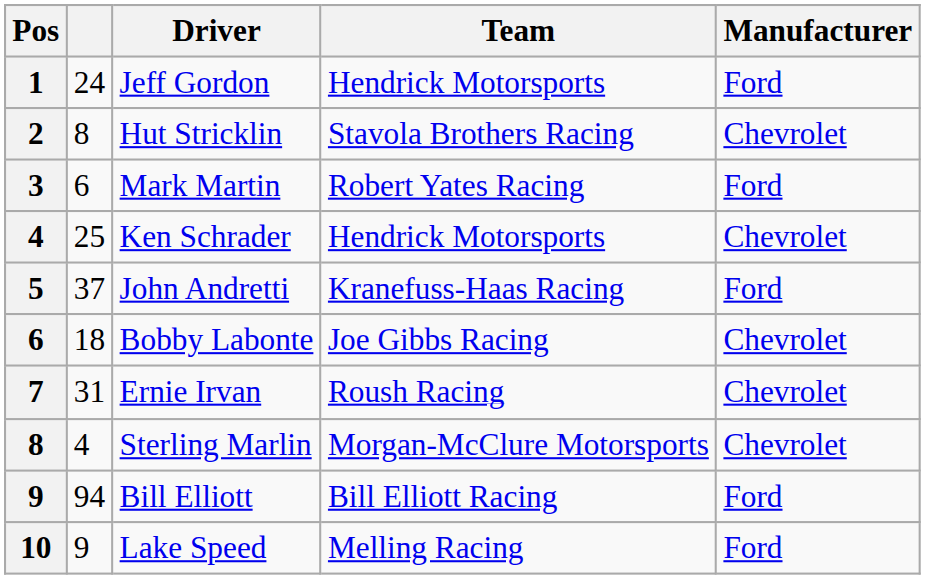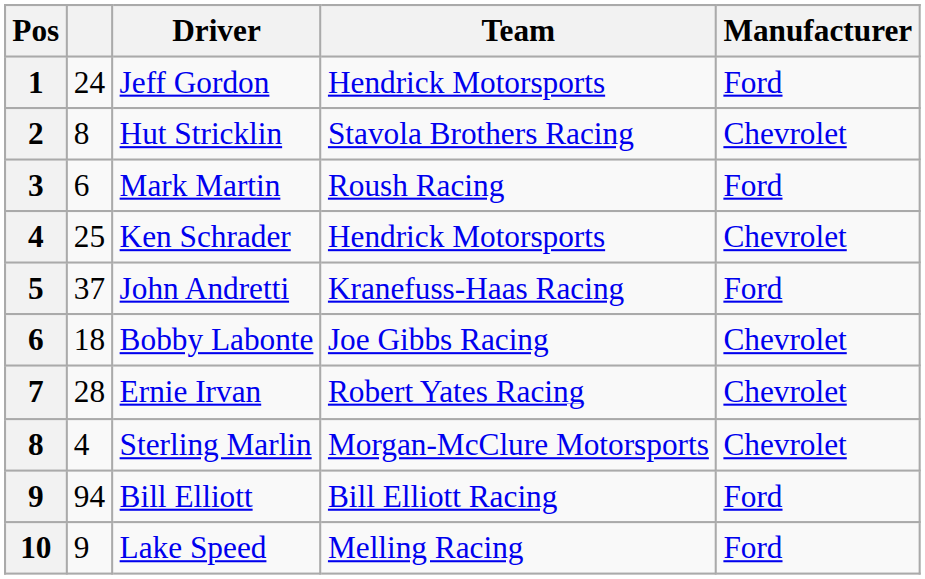(456, 185) Robert Yates Racing -> (416, 185) Roush Racing
(89, 391) 31 -> (89, 391) 28
(416, 391) Roush Racing -> (456, 391) Robert Yates Racing
